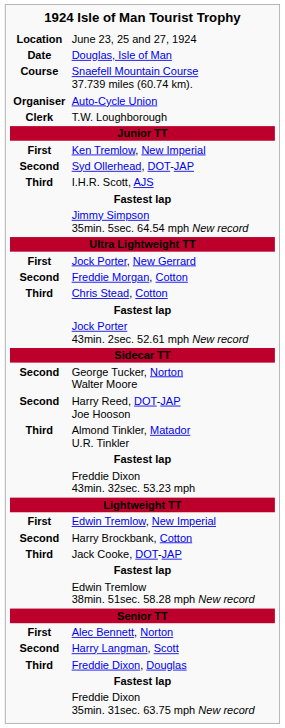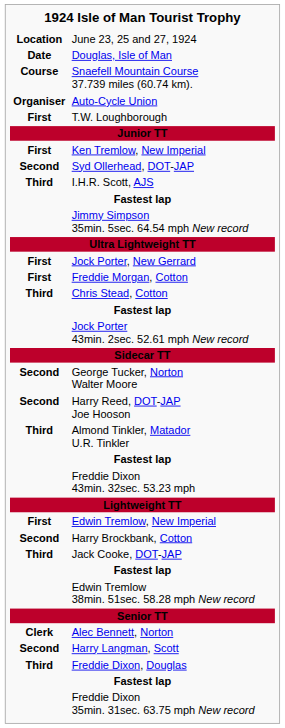(39, 117) Clerk -> (39, 117) First
(39, 277) Second -> (39, 277) First
(39, 632) First -> (39, 632) Clerk
